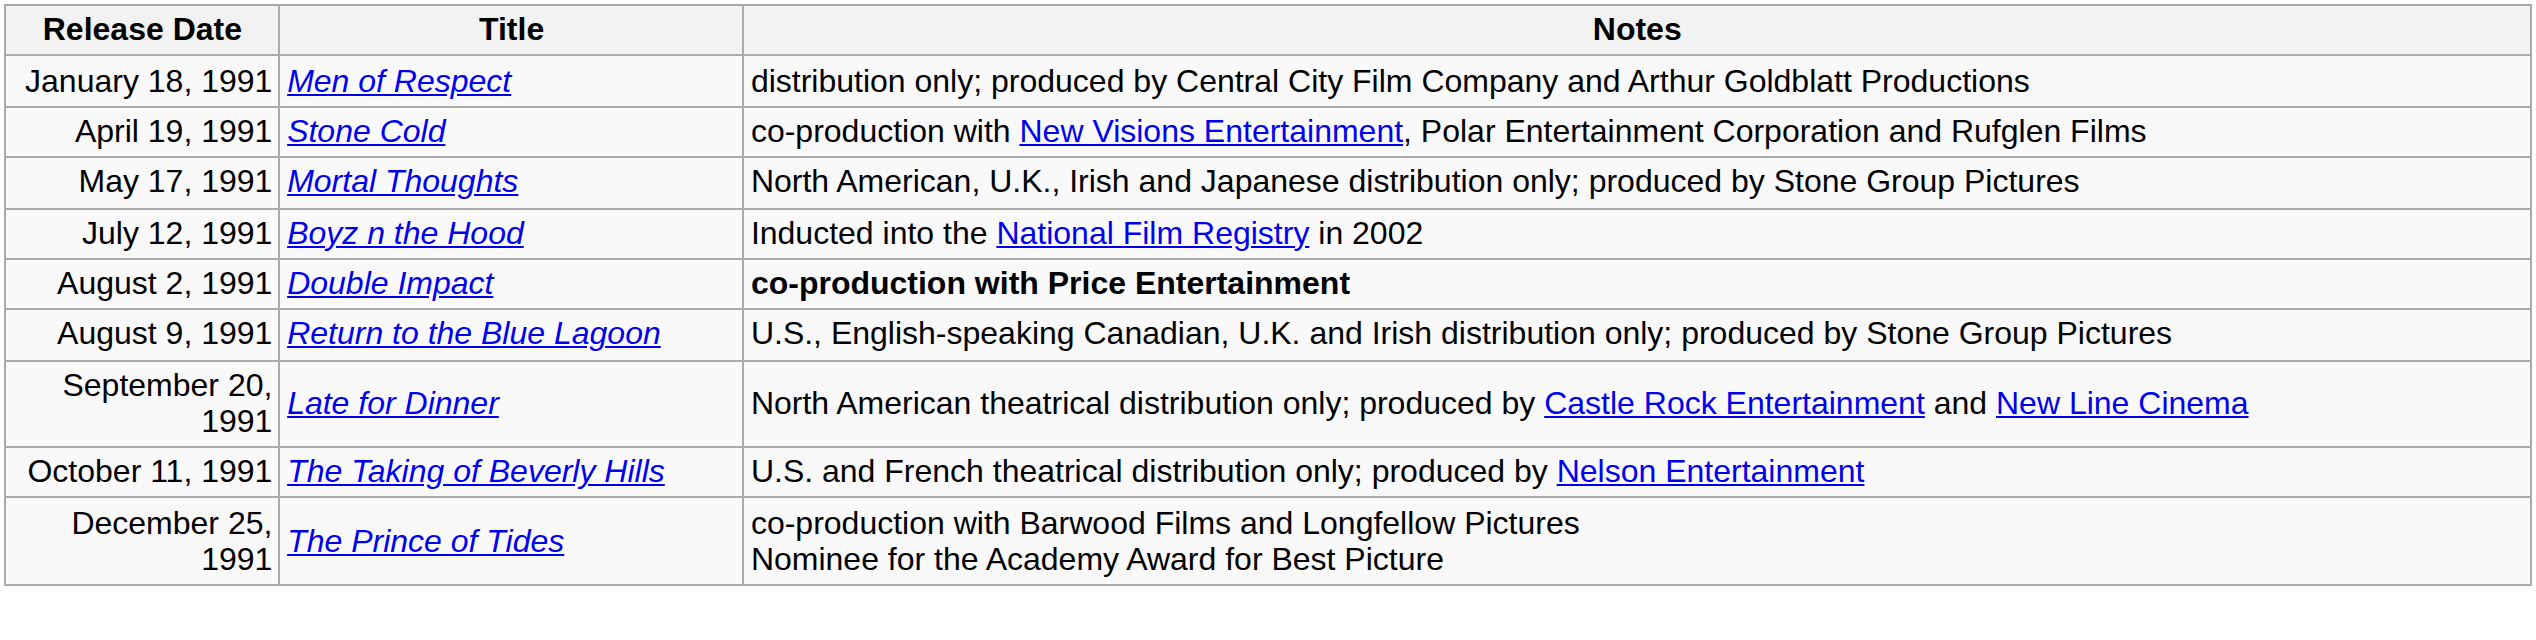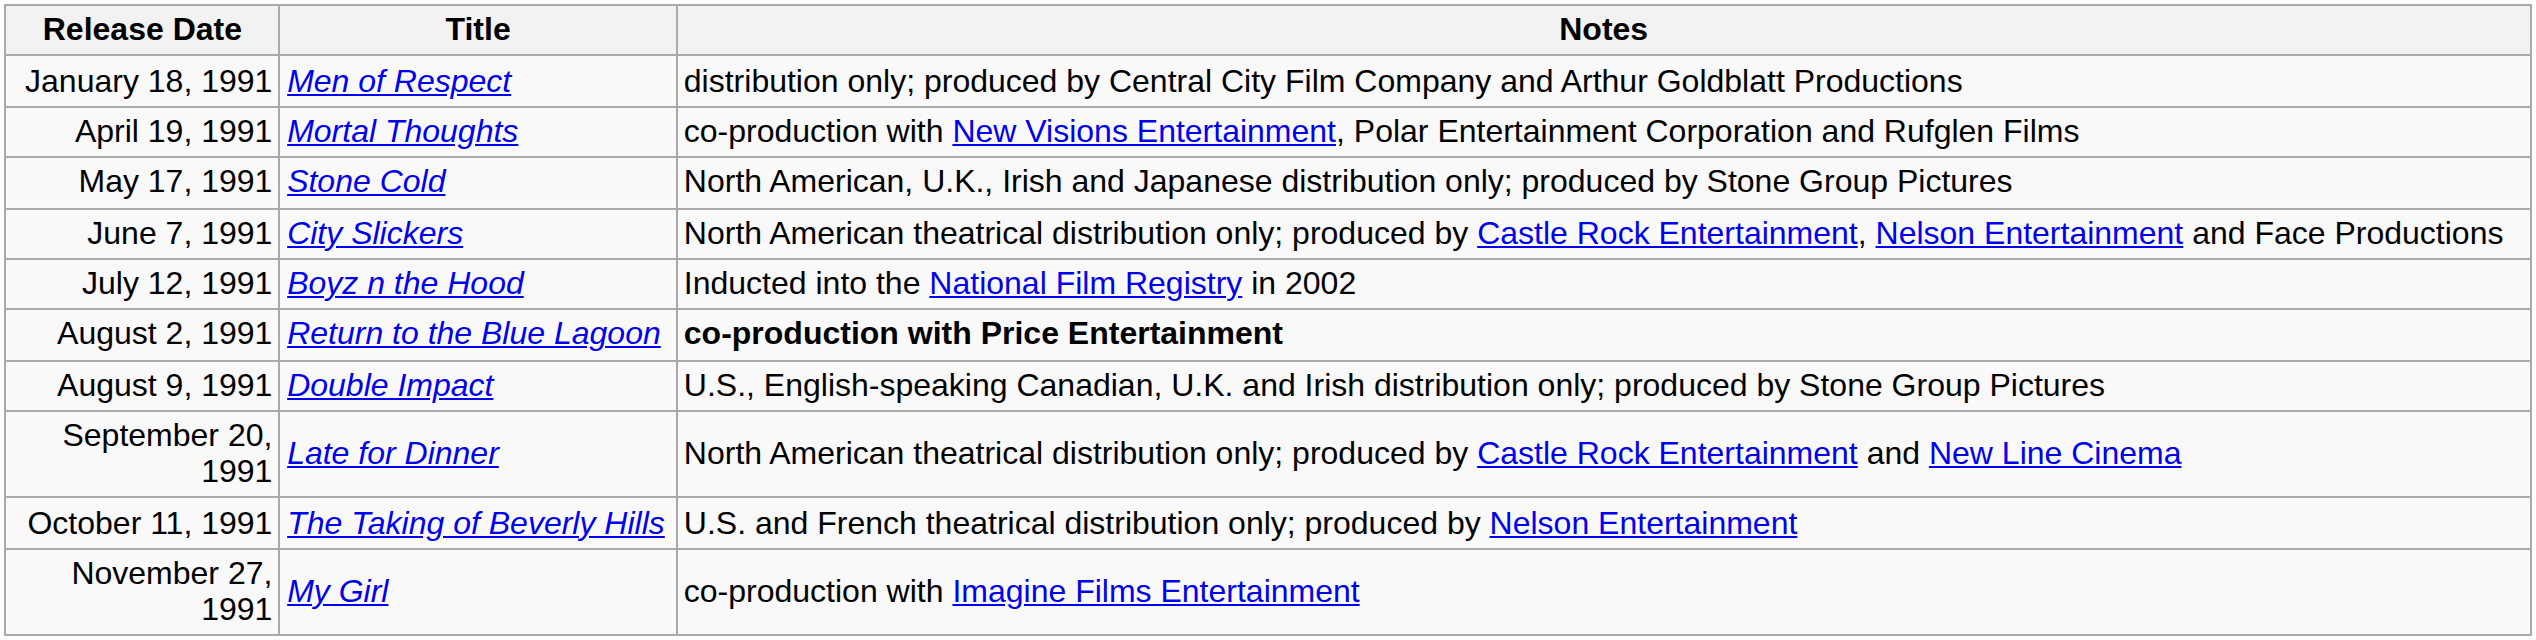(366, 131) Stone Cold -> (403, 131) Mortal Thoughts
(403, 182) Mortal Thoughts -> (366, 182) Stone Cold
+ row: (180, 232)
(390, 283) Double Impact -> (474, 334) Return to the Blue Lagoon
(474, 334) Return to the Blue Lagoon -> (390, 385) Double Impact
+ row: (172, 591)
- row: (172, 540)
